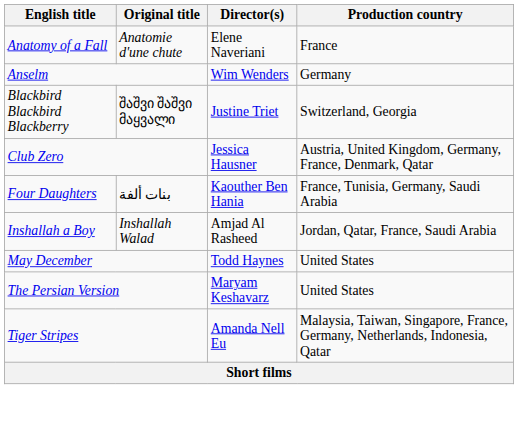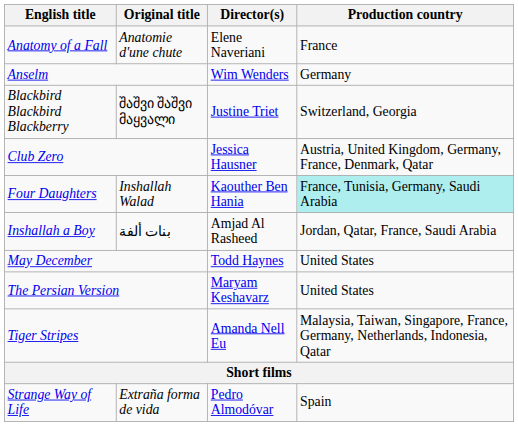(145, 194) بنات ألفة -> (145, 194) Inshallah Walad
(390, 194) no background -> (390, 194) paleturquoise background
(145, 231) Inshallah Walad -> (145, 231) بنات ألفة
+ row: (49, 402)
